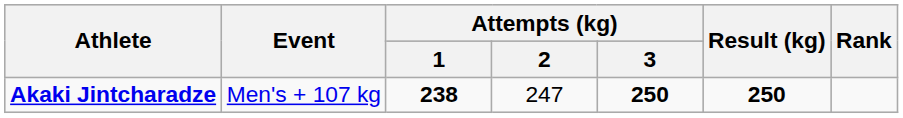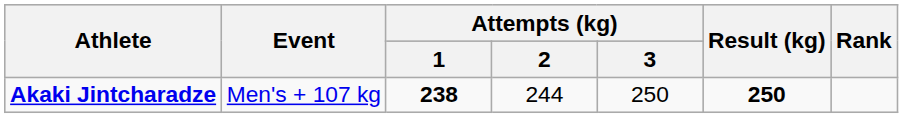(544, 95) 247 -> (544, 95) 244
(650, 95) bold -> (650, 95) normal
